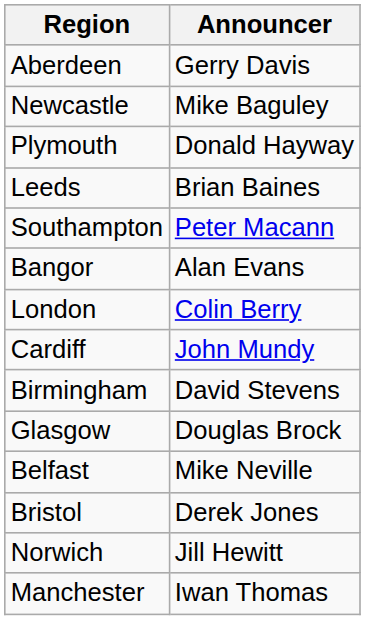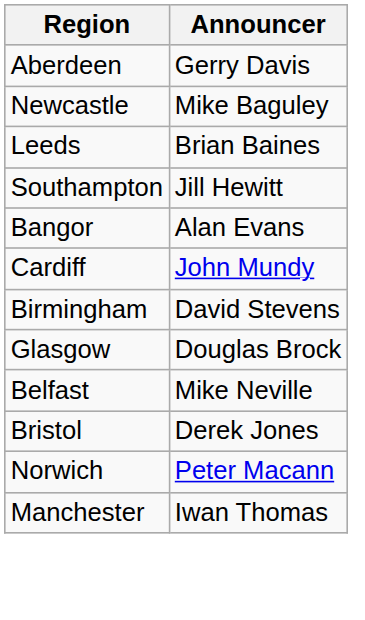- row: (64, 146)
(254, 227) Peter Macann -> (229, 187) Jill Hewitt
- row: (53, 308)
(229, 552) Jill Hewitt -> (254, 471) Peter Macann
